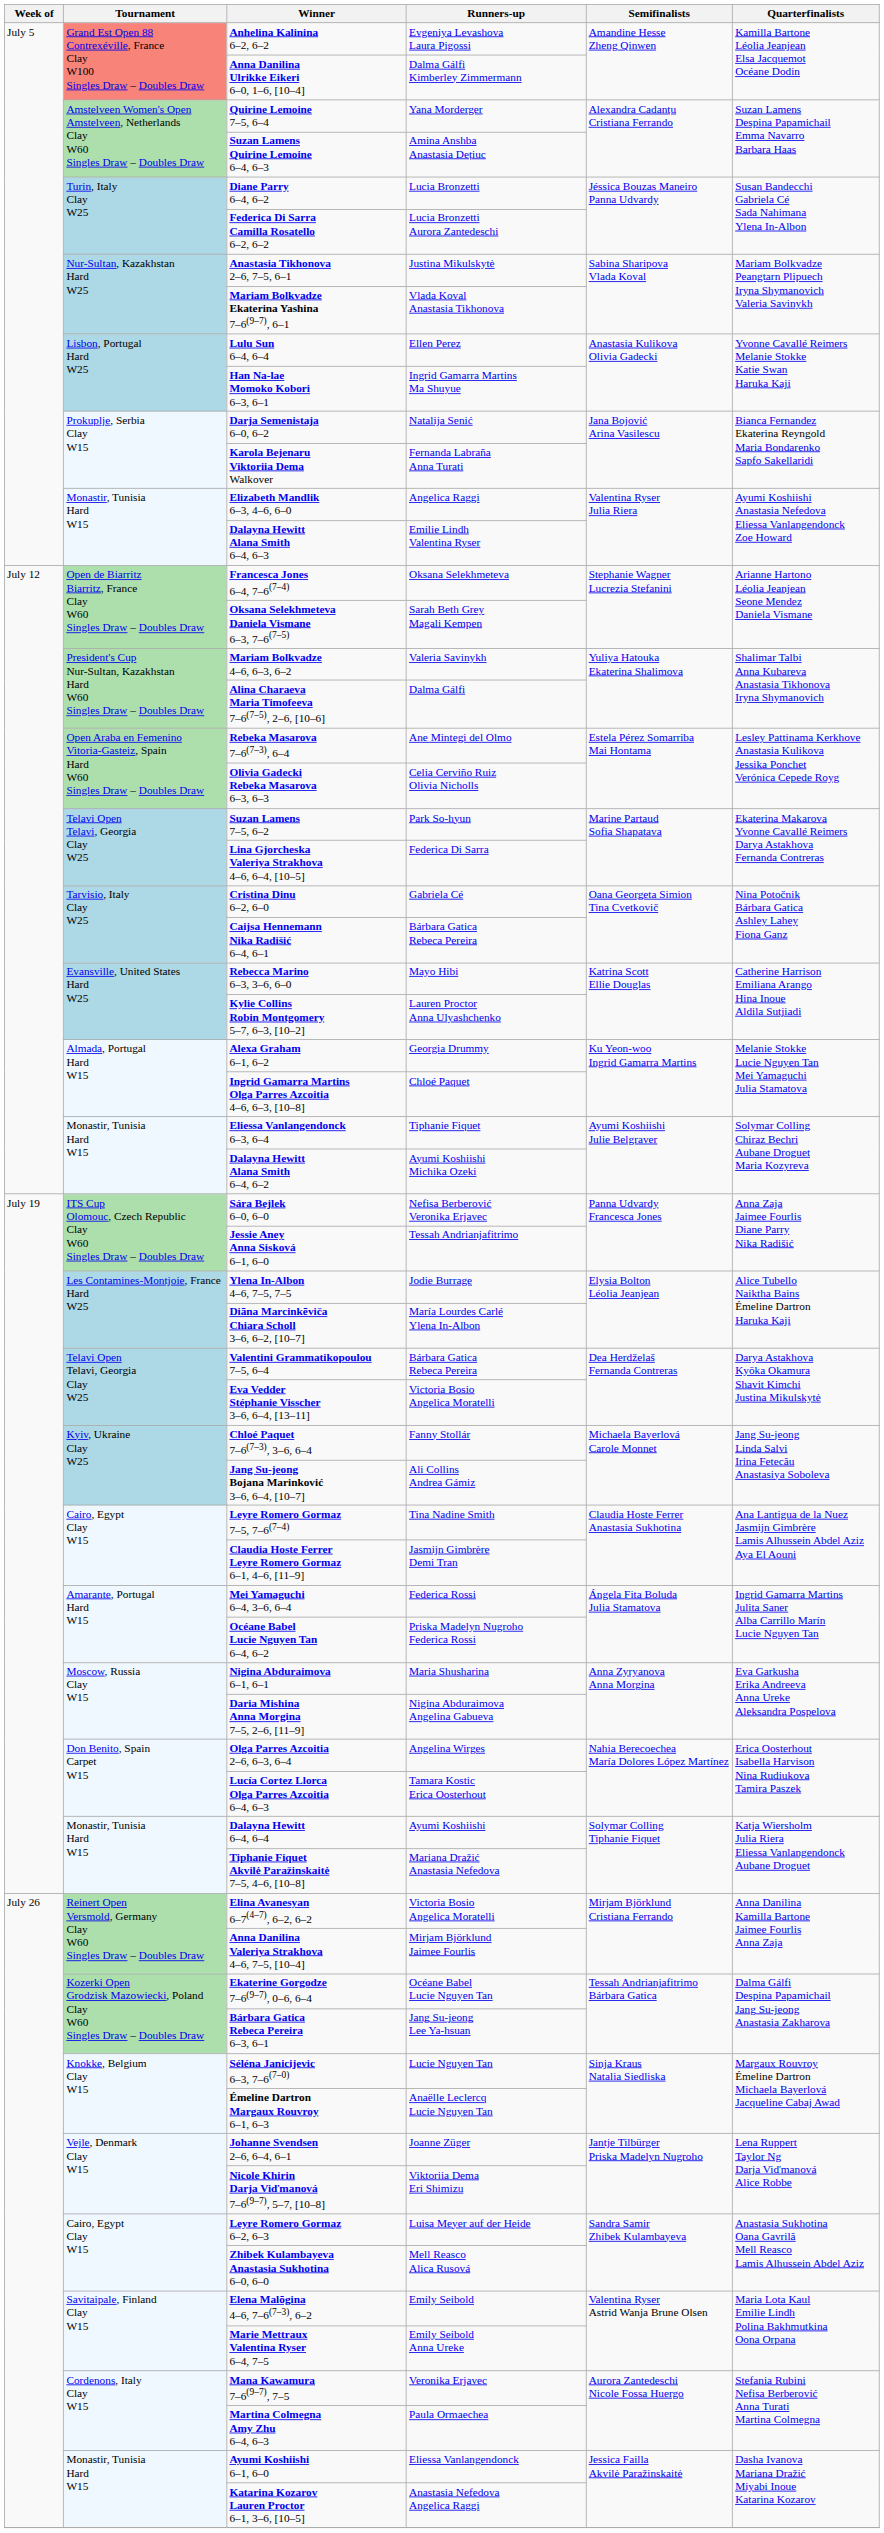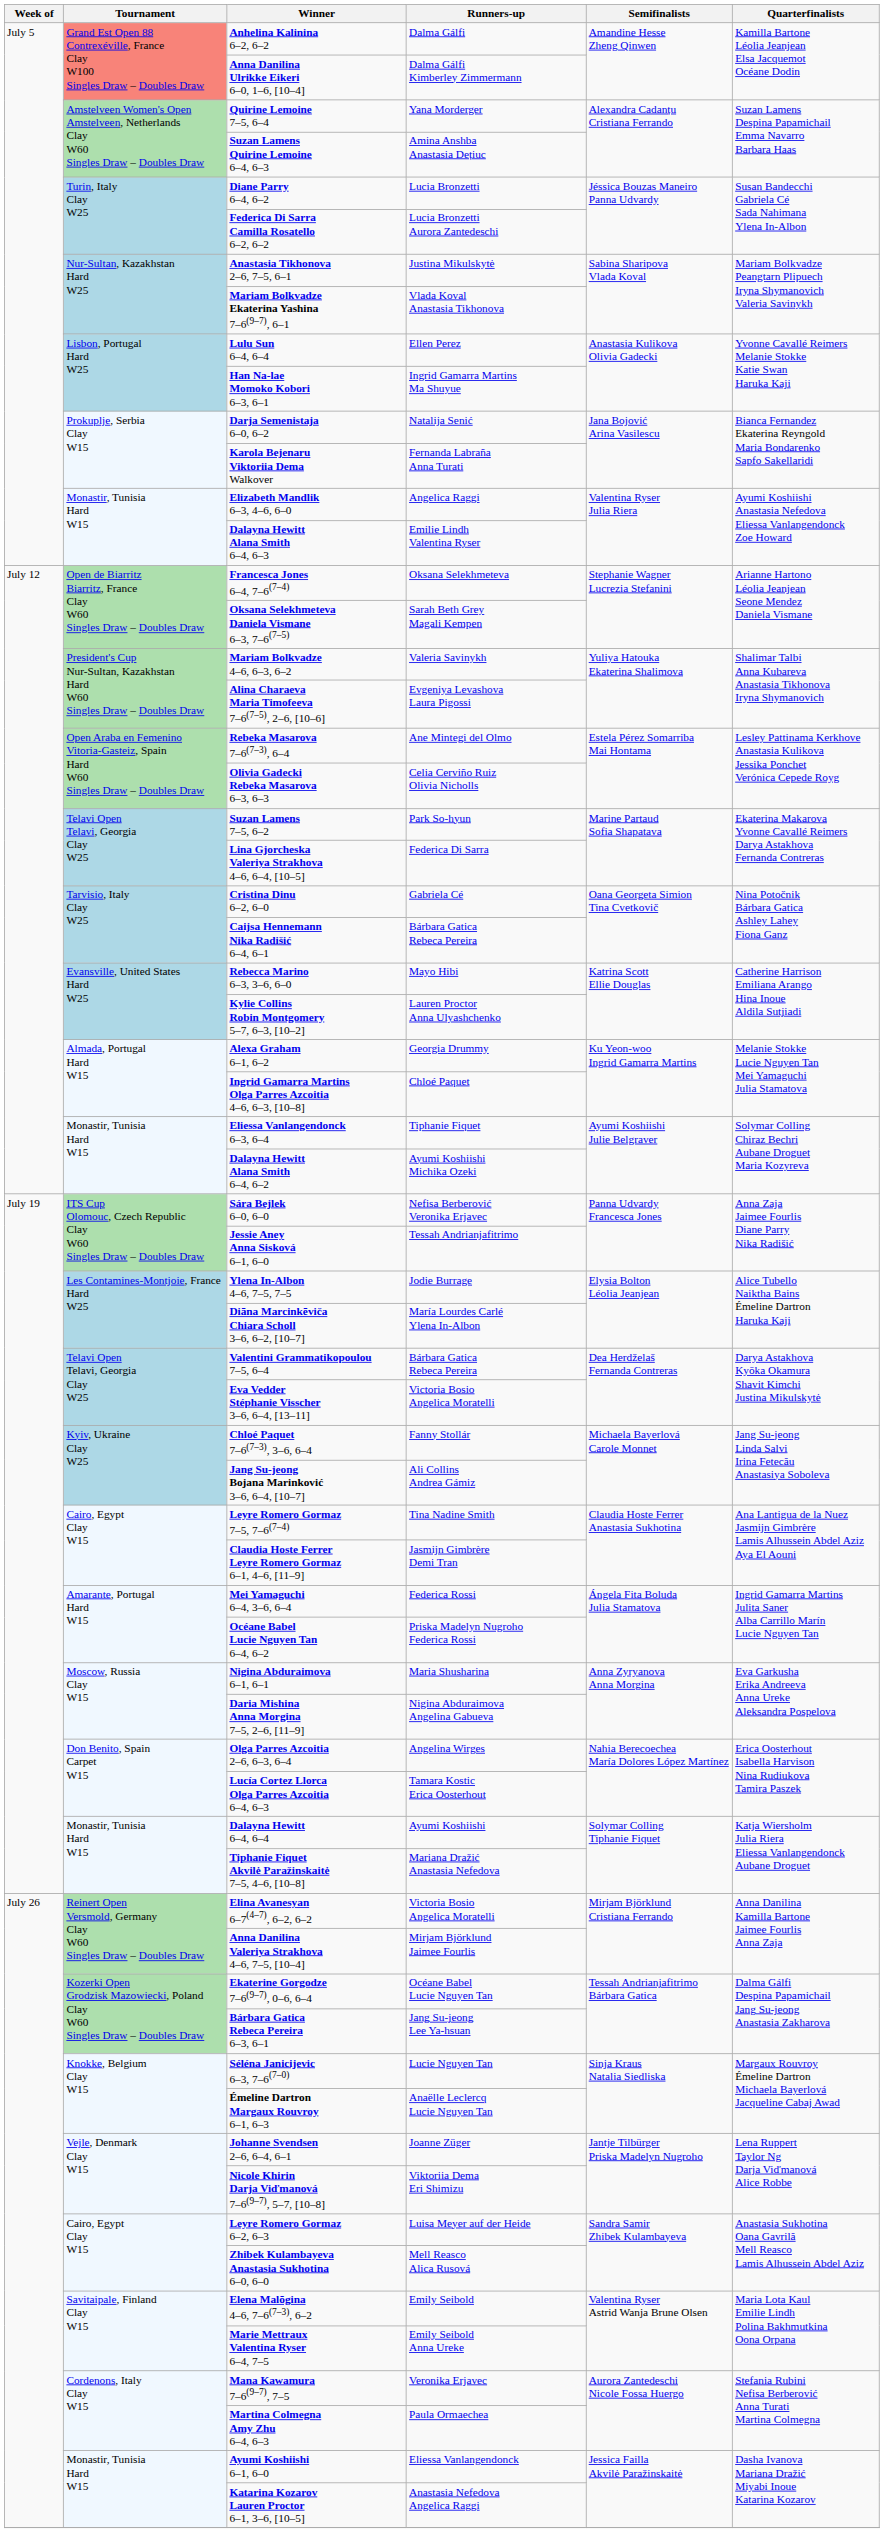(456, 38) Evgeniya Levashova Laura Pigossi -> (437, 32) Dalma Gálfi
(437, 689) Dalma Gálfi -> (456, 696) Evgeniya Levashova Laura Pigossi
